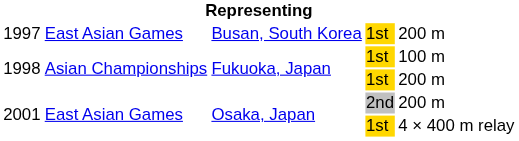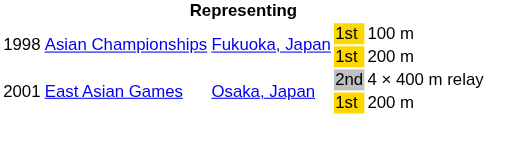- row: (22, 33)
(422, 102) 200 m -> (426, 79) 4 × 400 m relay
(456, 126) 4 × 400 m relay -> (391, 102) 200 m
